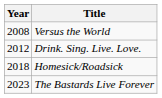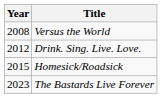(18, 66) 2018 -> (18, 66) 2015
